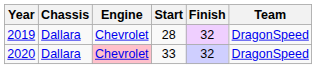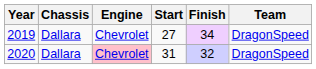(169, 35) 28 -> (169, 35) 27
(207, 35) 32 -> (207, 35) 34
(169, 54) 33 -> (169, 54) 31
